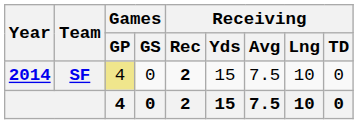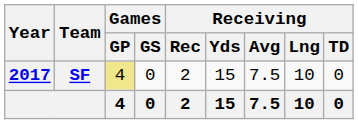(30, 76) 2014 -> (30, 76) 2017
(185, 76) bold -> (185, 76) normal
